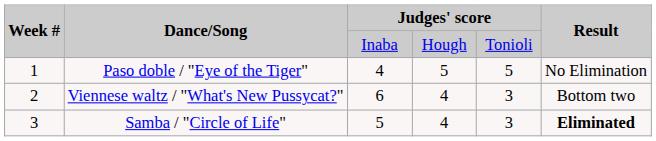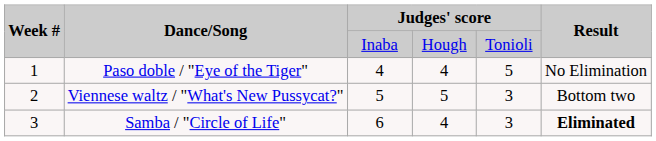(444, 70) 5 -> (444, 70) 4
(380, 96) 6 -> (380, 96) 5
(444, 96) 4 -> (444, 96) 5
(380, 122) 5 -> (380, 122) 6
